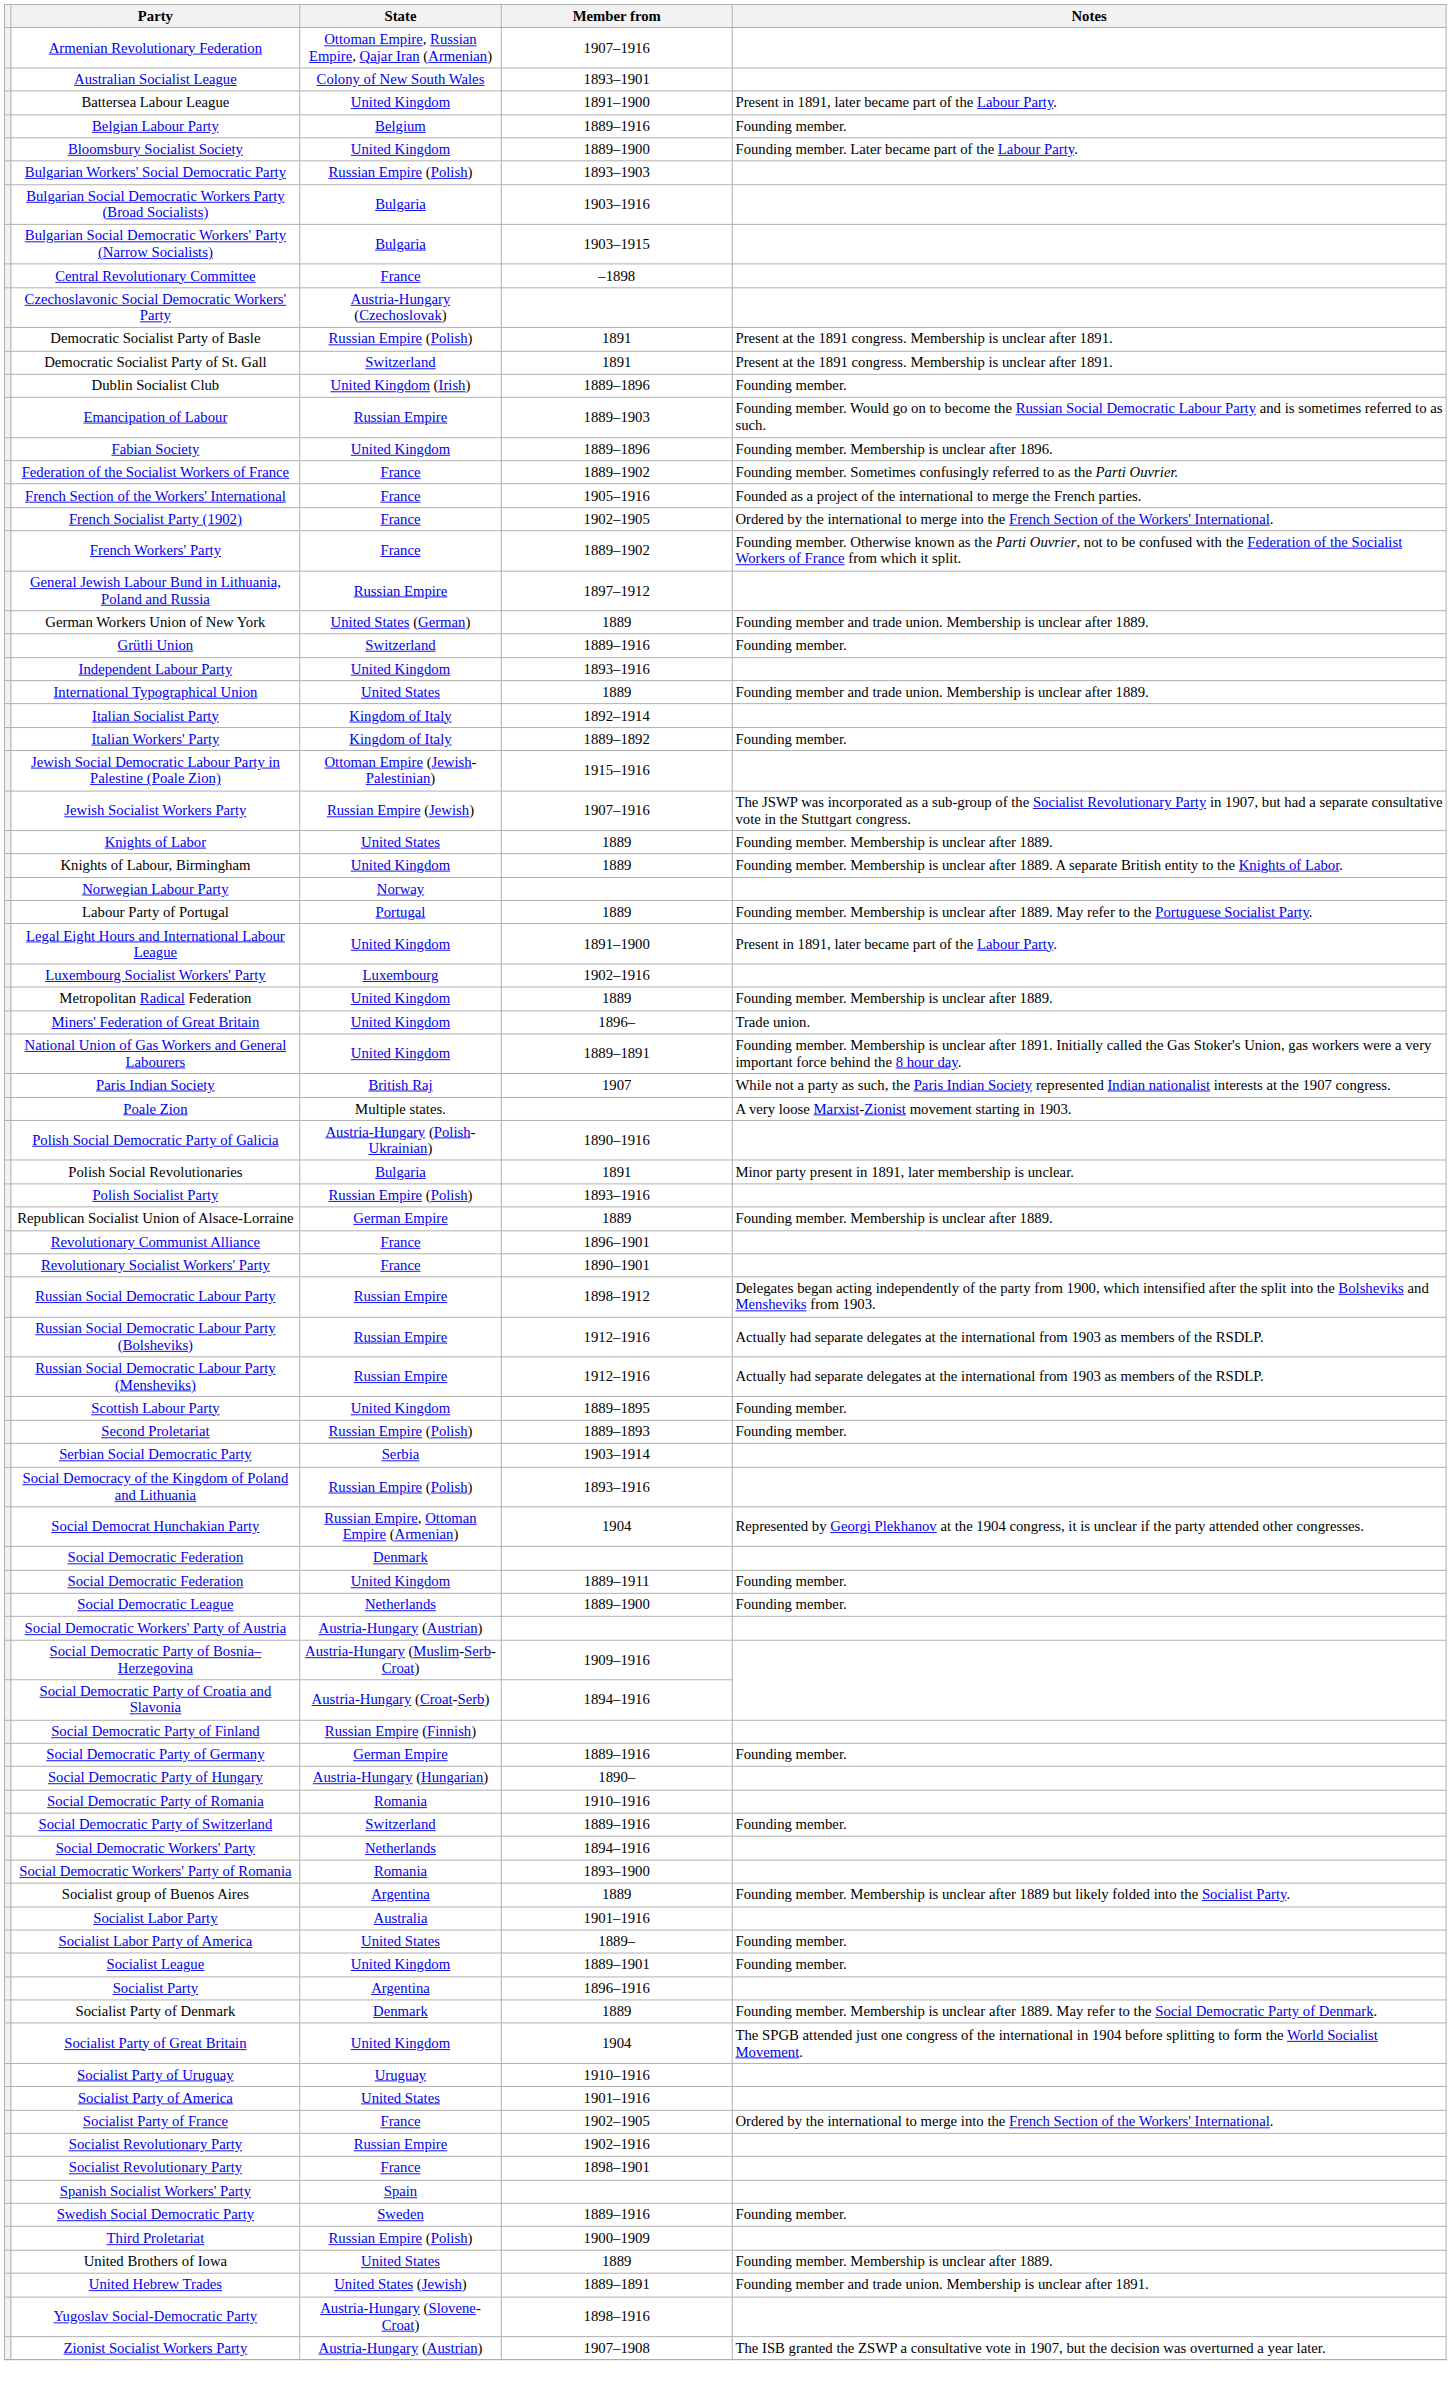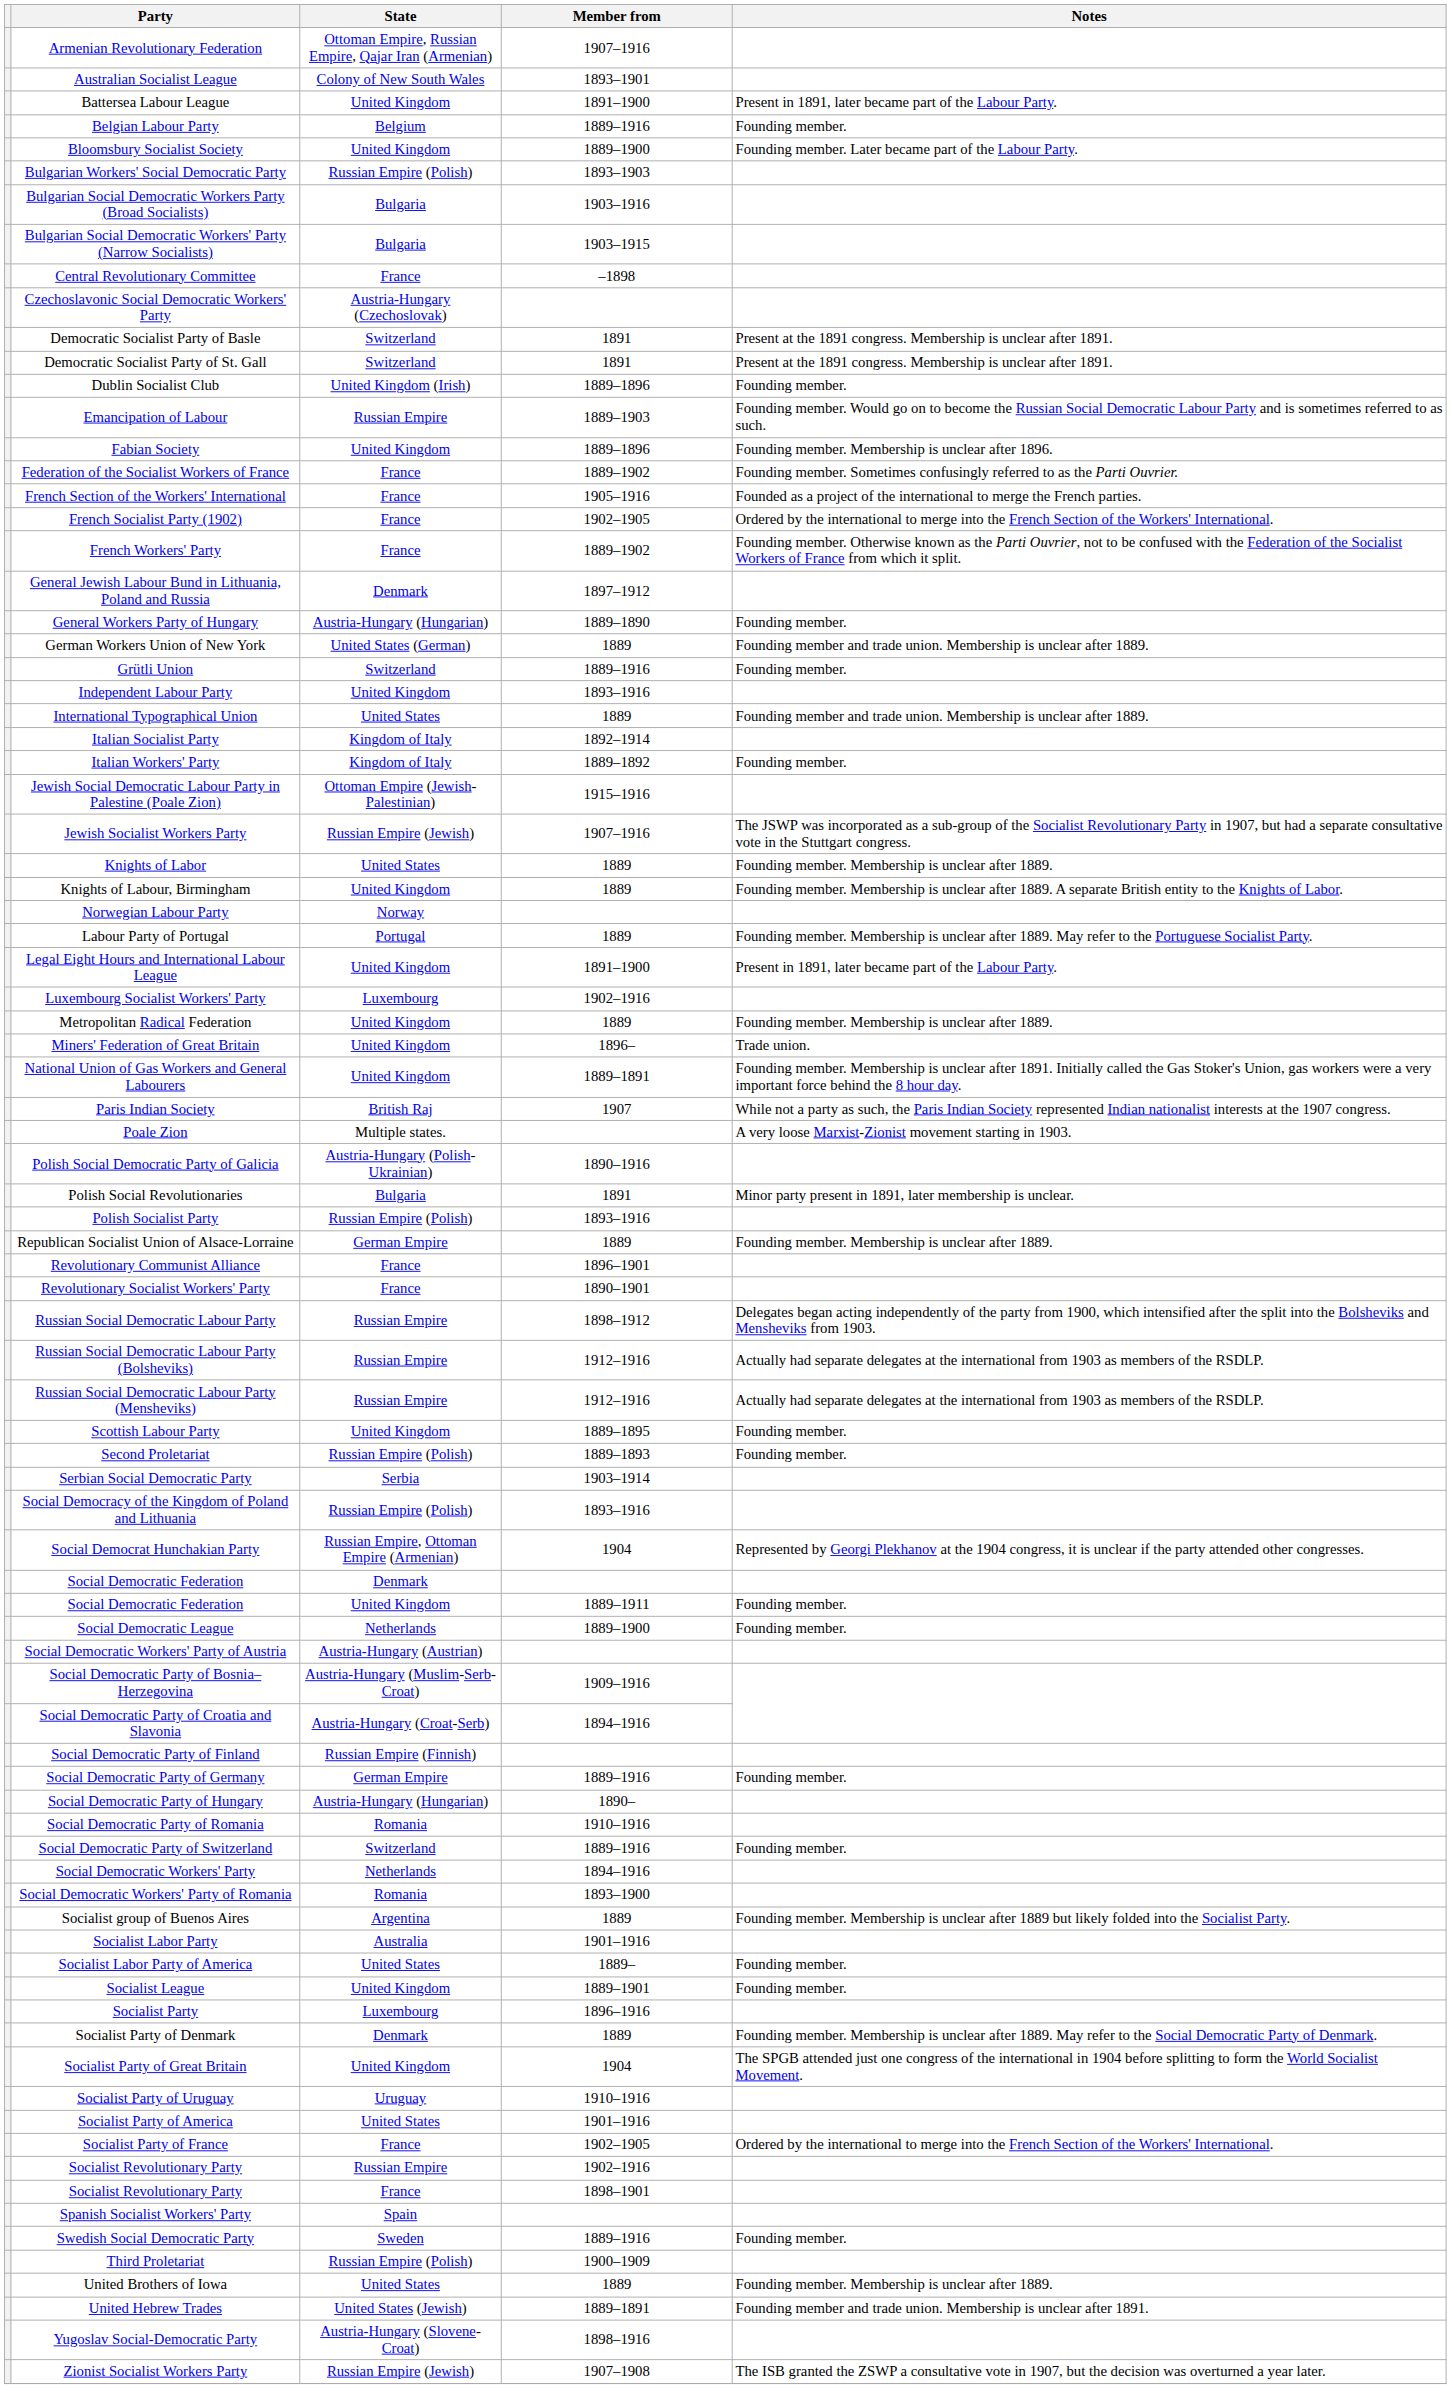(400, 339) Russian Empire (Polish) -> (400, 339) Switzerland
(400, 590) Russian Empire -> (400, 590) Denmark
+ row: (155, 622)
(400, 1988) Argentina -> (400, 2011) Luxembourg
(400, 2348) Austria-Hungary (Austrian) -> (400, 2371) Russian Empire (Jewish)
